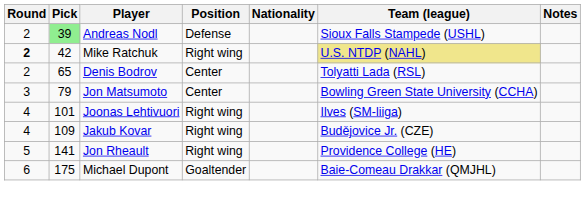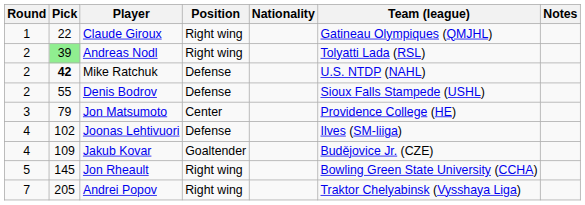+ row: (122, 33)
(208, 33) Defense -> (214, 53) Right wing
(403, 33) Sioux Falls Stampede (USHL) -> (373, 53) Tolyatti Lada (RSL)
(27, 53) bold -> (27, 72) normal
(65, 53) normal -> (65, 72) bold
(214, 53) Right wing -> (208, 72) Defense
(373, 53) khaki background -> (373, 72) no background
(65, 72) 65 -> (65, 92) 55
(204, 72) Center -> (208, 92) Defense
(373, 72) Tolyatti Lada (RSL) -> (403, 92) Sioux Falls Stampede (USHL)
(429, 92) Bowling Green State University (CCHA) -> (388, 111) Providence College (HE)
(65, 111) 101 -> (65, 131) 102
(214, 111) Right wing -> (208, 131) Defense
(214, 131) Right wing -> (216, 151) Goaltender
(65, 151) 141 -> (65, 170) 145
(388, 151) Providence College (HE) -> (429, 170) Bowling Green State University (CCHA)
- row: (126, 170)
+ row: (120, 190)
